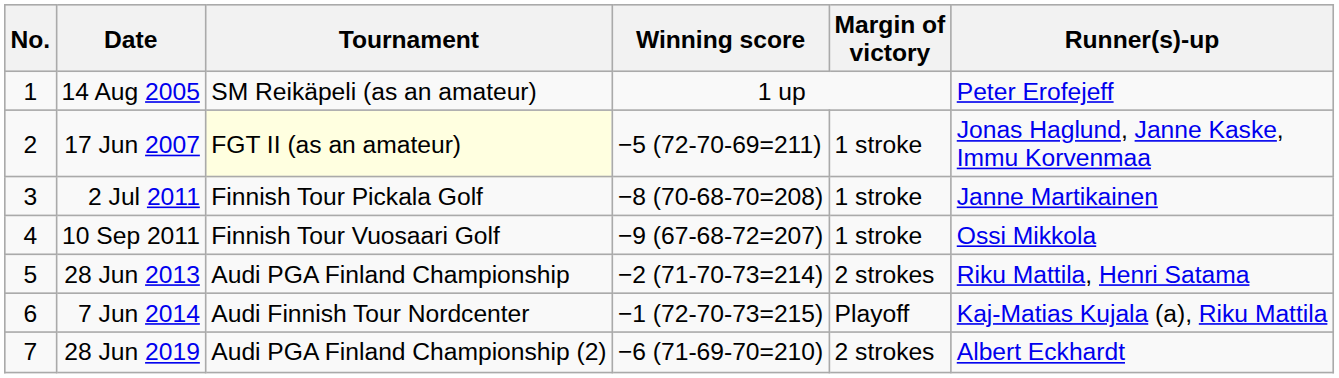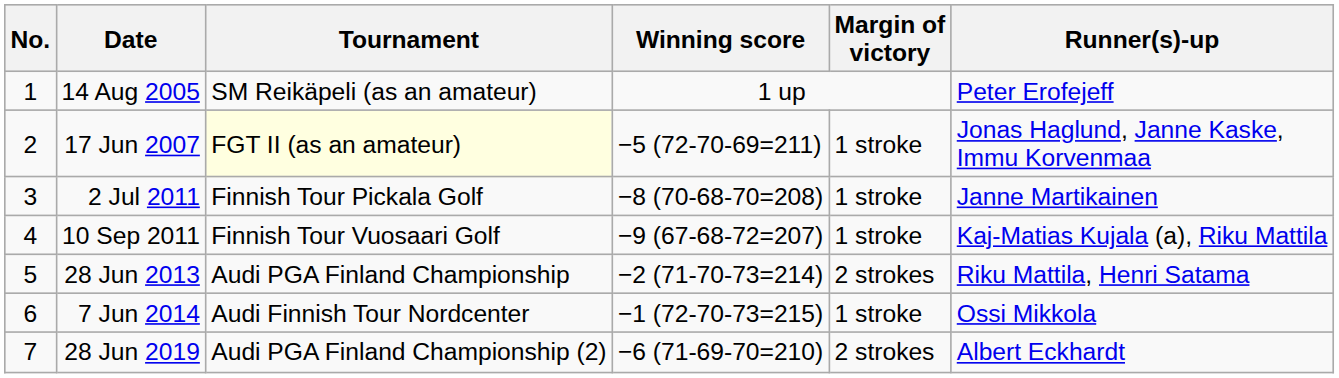(1026, 235) Ossi Mikkola -> (1142, 235) Kaj-Matias Kujala (a), Riku Mattila
(872, 313) Playoff -> (878, 313) 1 stroke
(1142, 313) Kaj-Matias Kujala (a), Riku Mattila -> (1026, 313) Ossi Mikkola
